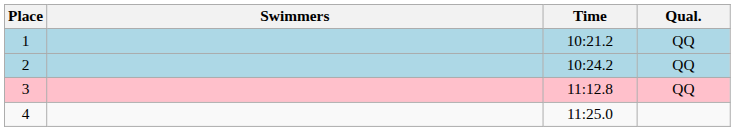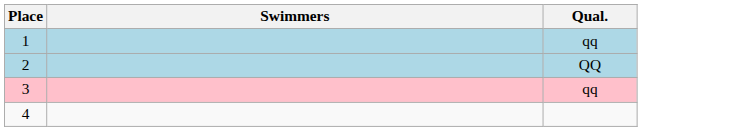- column: (590, 16)
(683, 41) QQ -> (590, 41) qq
(683, 89) QQ -> (590, 89) qq
